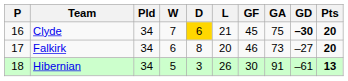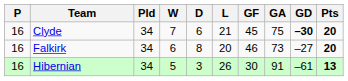(199, 31) gold background -> (199, 31) no background
(17, 48) 17 -> (17, 48) 16
(17, 66) 18 -> (17, 66) 16
